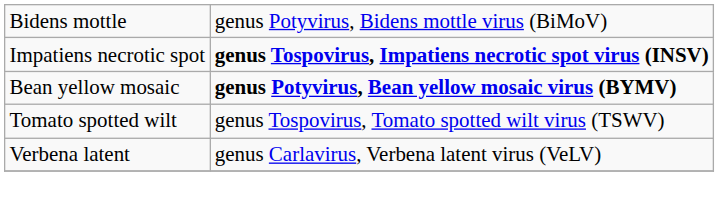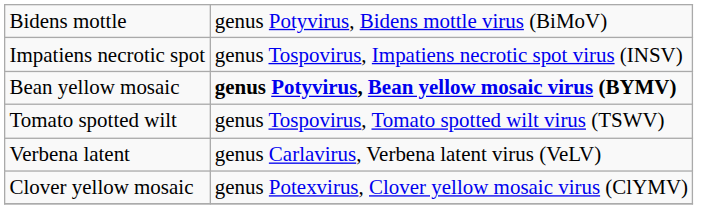(462, 54) bold -> (449, 54) normal
+ row: (101, 187)
